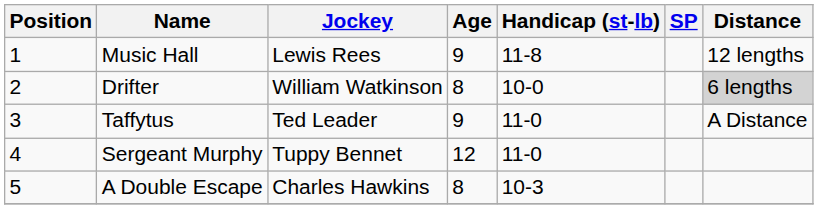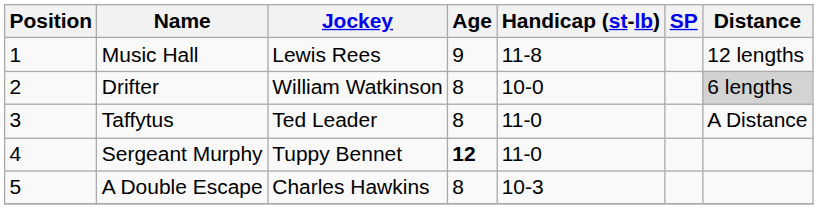(458, 120) 9 -> (458, 120) 8
(464, 154) normal -> (464, 154) bold
